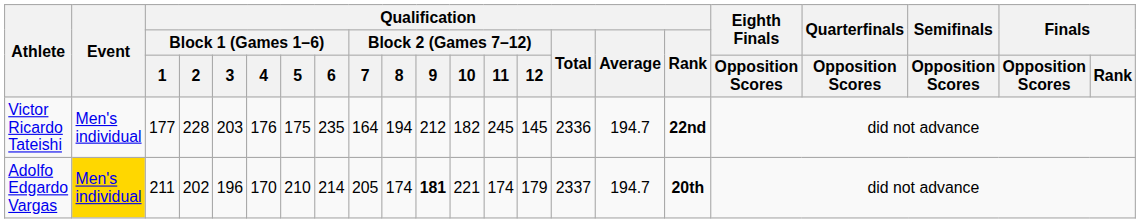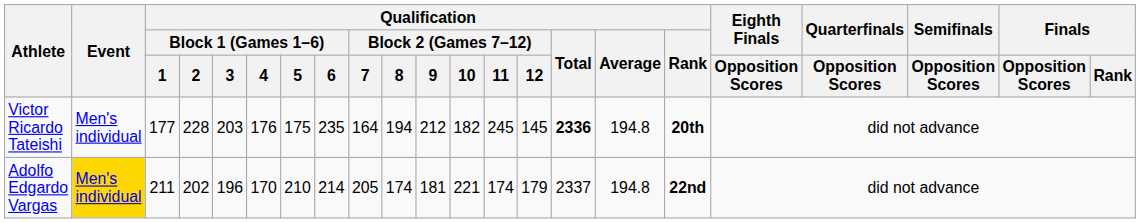(573, 128) normal -> (573, 128) bold
(630, 128) 194.7 -> (630, 128) 194.8
(688, 128) 22nd -> (688, 128) 20th
(433, 188) bold -> (433, 188) normal
(630, 188) 194.7 -> (630, 188) 194.8
(688, 188) 20th -> (688, 188) 22nd
